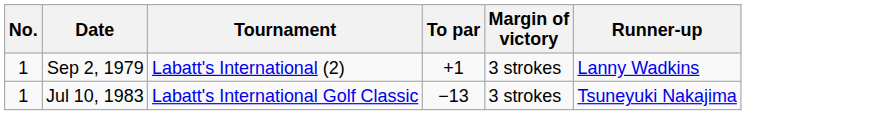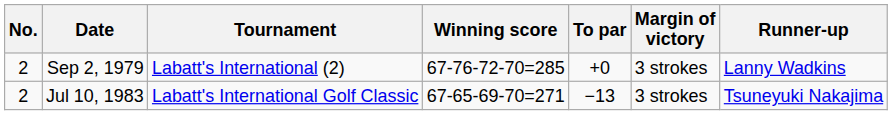+ column: (496, 29)
(23, 67) 1 -> (23, 67) 2
(453, 67) +1 -> (600, 67) +0
(23, 96) 1 -> (23, 96) 2
